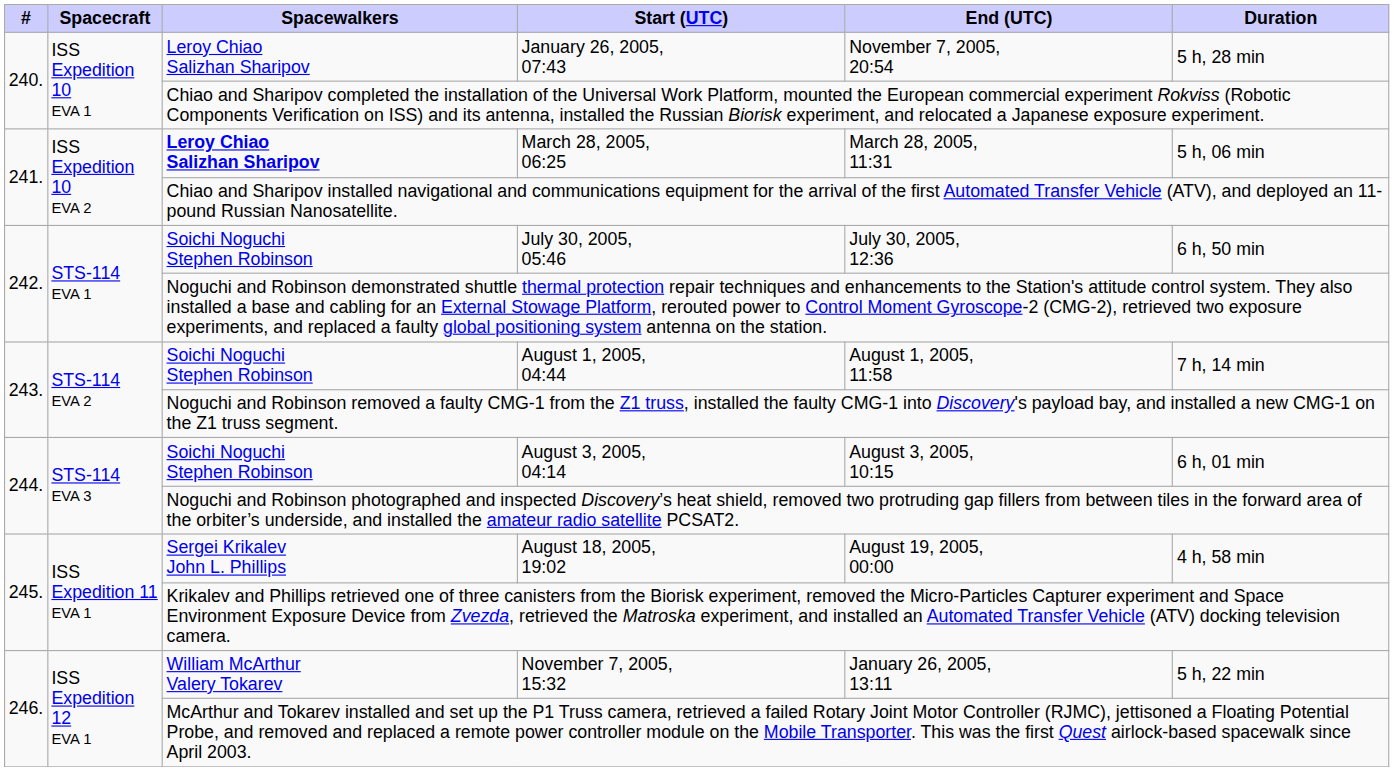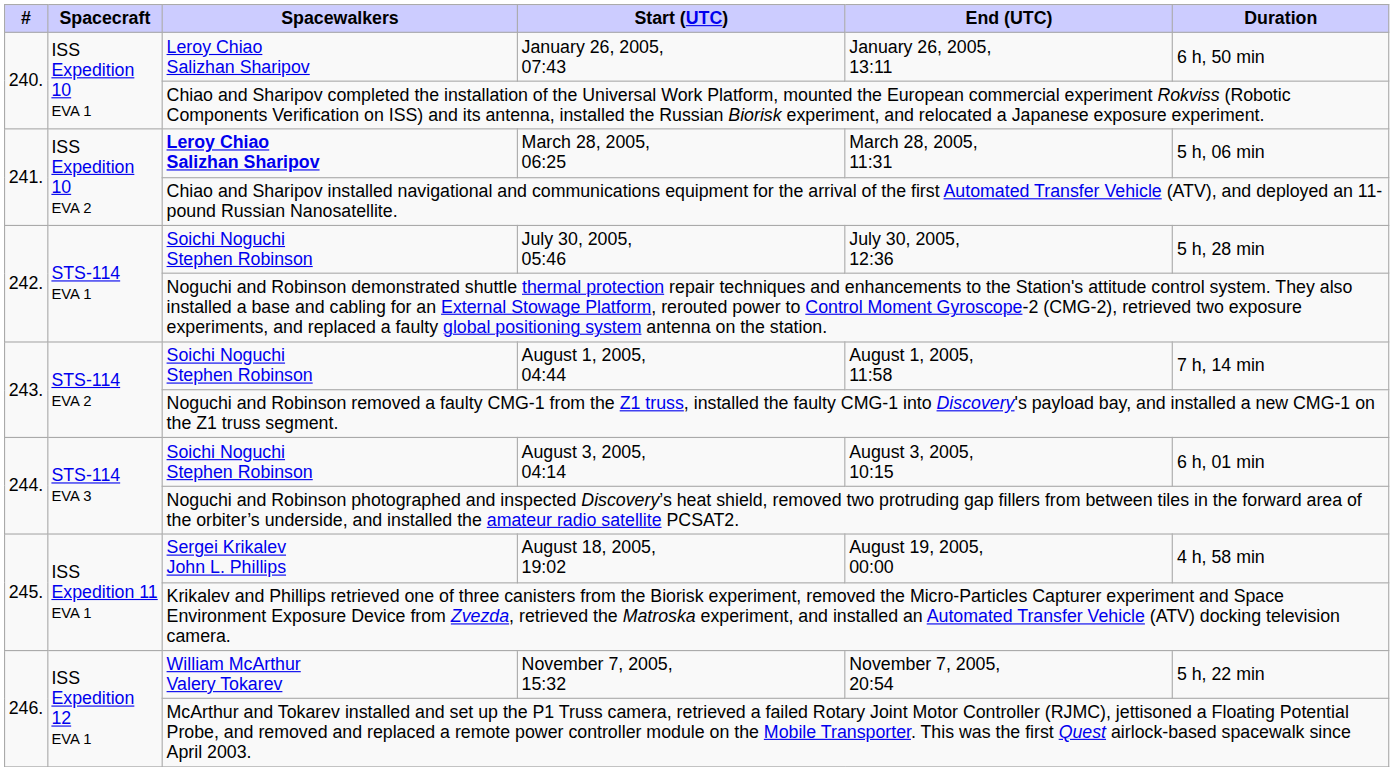(925, 56) November 7, 2005, 20:54 -> (920, 56) January 26, 2005, 13:11
(1221, 56) 5 h, 28 min -> (1221, 56) 6 h, 50 min
(1221, 249) 6 h, 50 min -> (1221, 249) 5 h, 28 min
(920, 674) January 26, 2005, 13:11 -> (925, 674) November 7, 2005, 20:54
